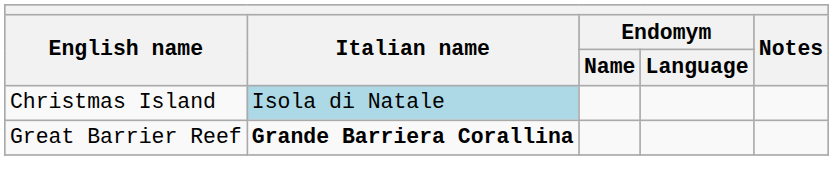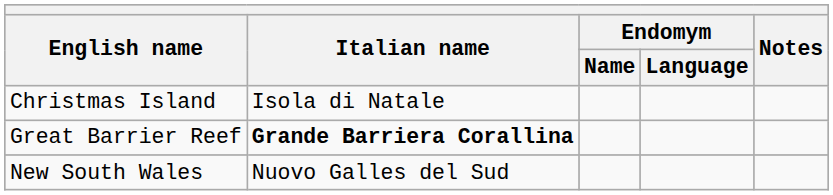(348, 102) lightblue background -> (348, 102) no background
+ row: (106, 172)
